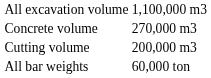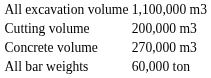rows swapped: (47, 47) <-> (51, 28)
